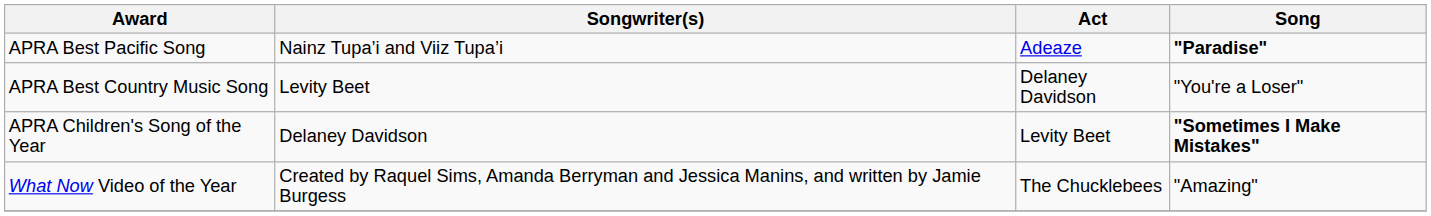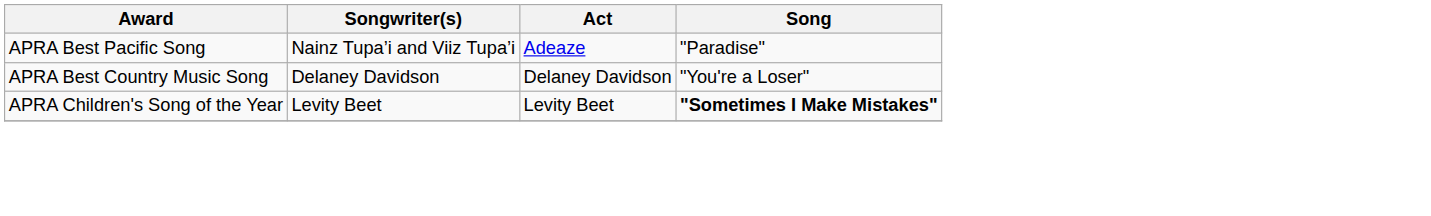(1221, 47) bold -> (722, 47) normal
(324, 87) Levity Beet -> (365, 76) Delaney Davidson
(353, 136) Delaney Davidson -> (337, 105) Levity Beet
- row: (123, 185)
